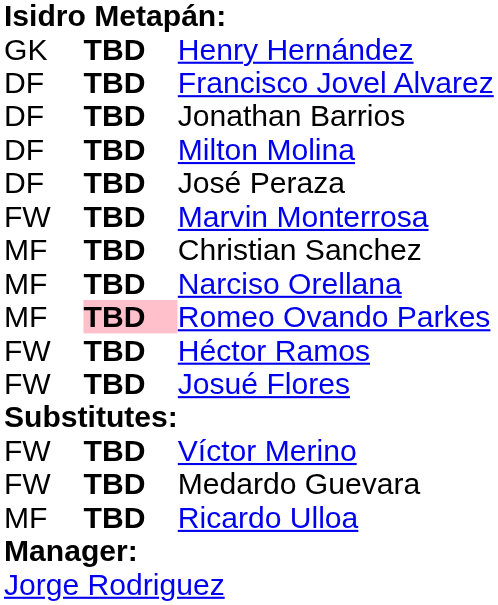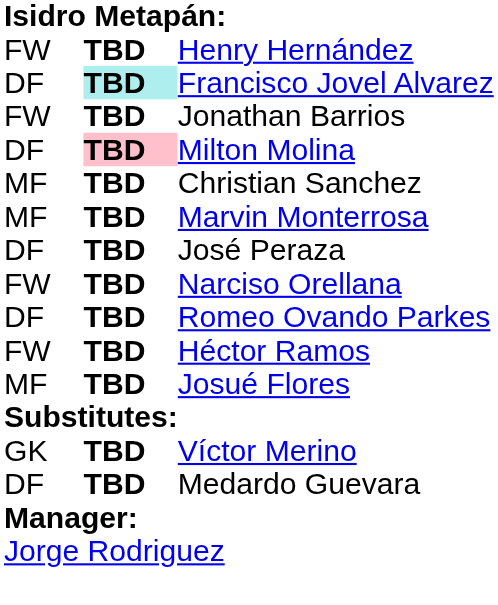(26, 49) GK -> (27, 49) FW
(114, 83) no background -> (114, 83) paleturquoise background
(24, 116) DF -> (27, 116) FW
(114, 149) no background -> (114, 149) pink background
rows swapped: (261, 183) <-> (300, 250)
(27, 216) FW -> (26, 216) MF
(26, 283) MF -> (27, 283) FW
(26, 317) MF -> (24, 317) DF
(114, 317) pink background -> (114, 317) no background
(27, 384) FW -> (26, 384) MF
(27, 450) FW -> (26, 450) GK
(27, 484) FW -> (24, 484) DF
- row: (268, 517)
